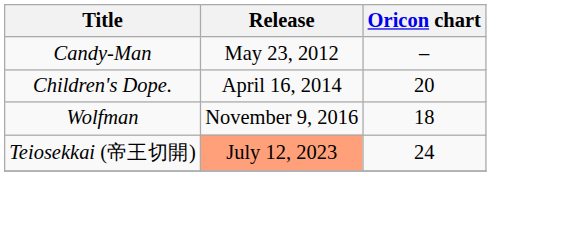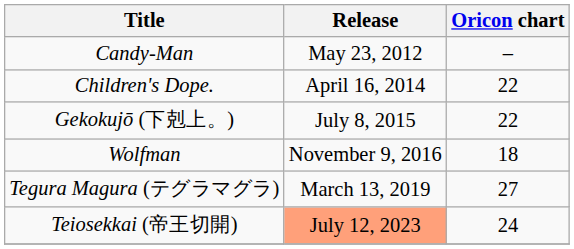(424, 85) 20 -> (508, 85) 22
+ row: (144, 119)
+ row: (144, 188)
